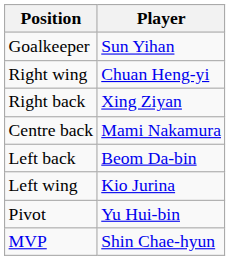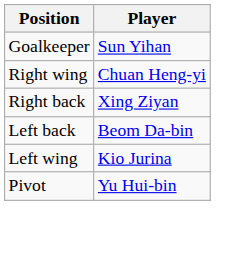- row: (51, 130)
- row: (28, 241)
